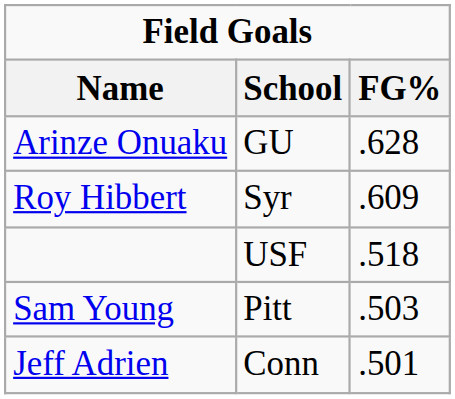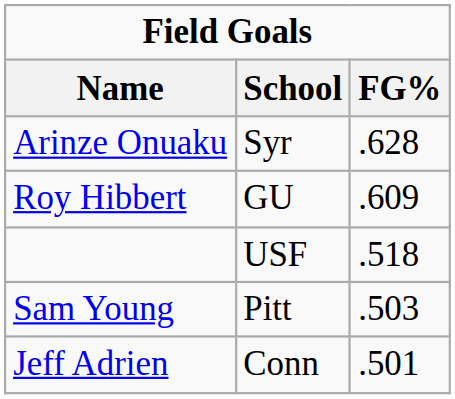(268, 142) GU -> (267, 142) Syr
(267, 198) Syr -> (268, 198) GU
